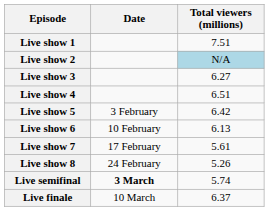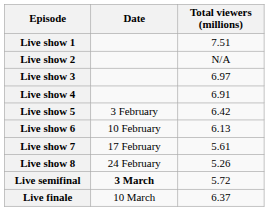(221, 59) lightblue background -> (221, 59) no background
(221, 77) 6.27 -> (221, 77) 6.97
(221, 94) 6.51 -> (221, 94) 6.91
(221, 180) 5.74 -> (221, 180) 5.72
